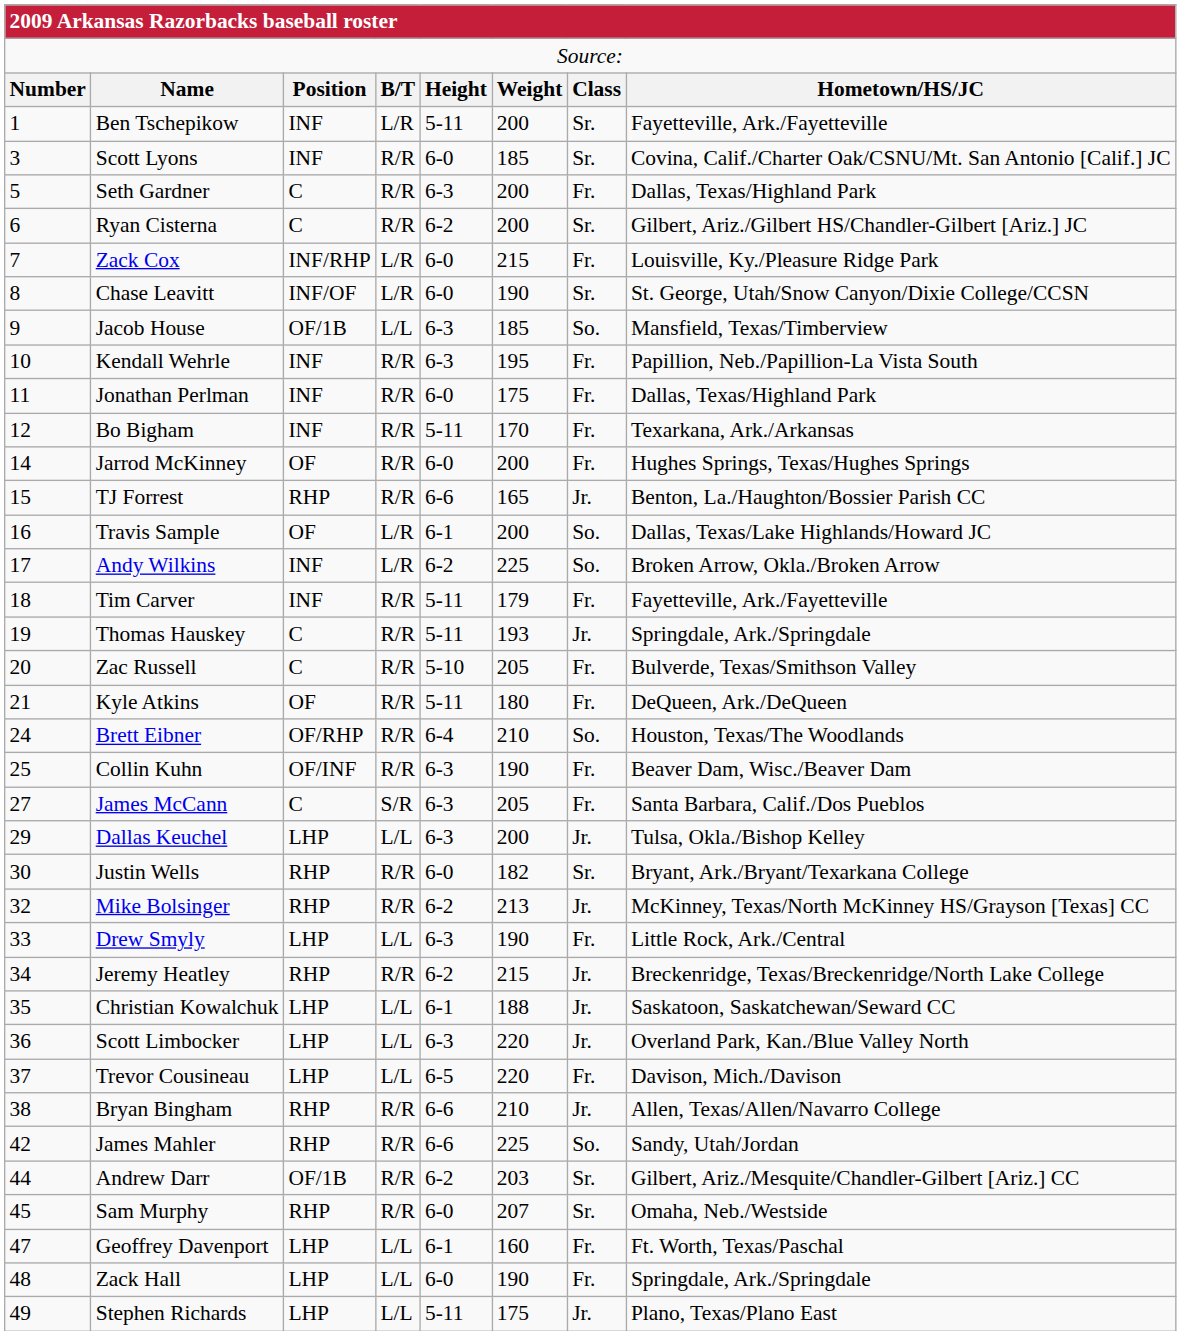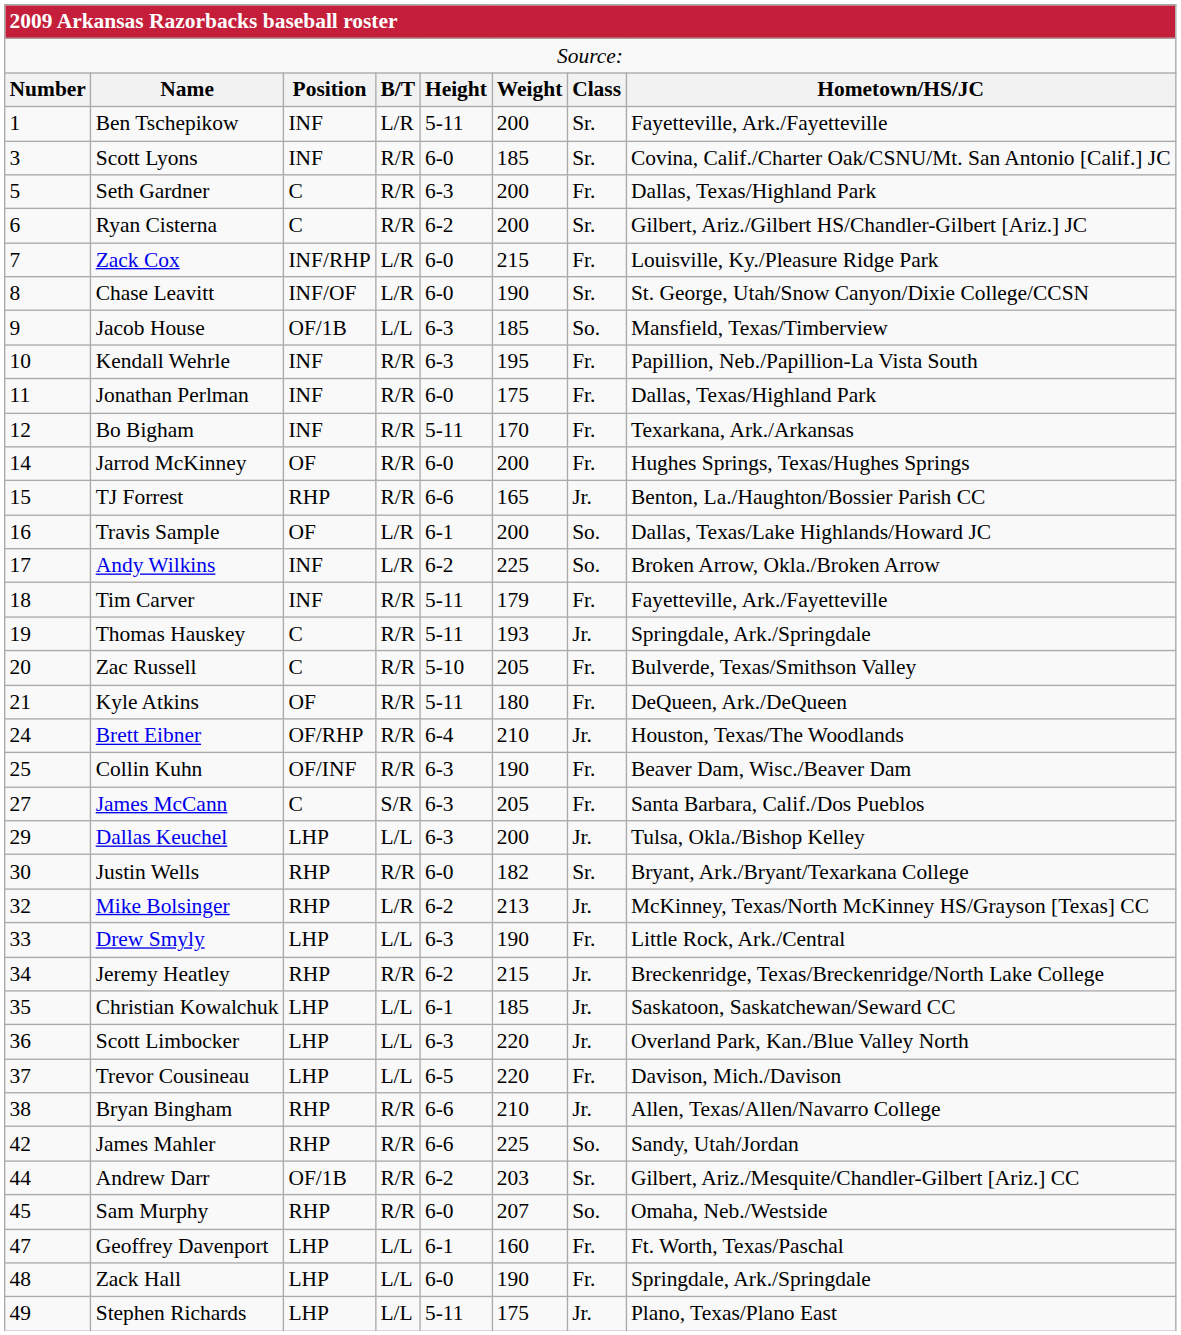(586, 735) So. -> (582, 735) Jr.
(398, 905) R/R -> (397, 905) L/R
(513, 1007) 188 -> (513, 1007) 185
(584, 1211) Sr. -> (586, 1211) So.
